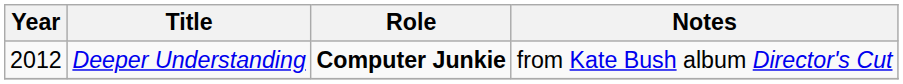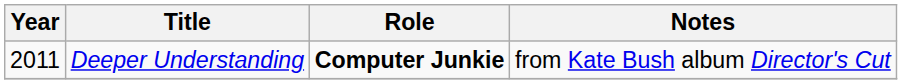(36, 59) 2012 -> (35, 59) 2011
